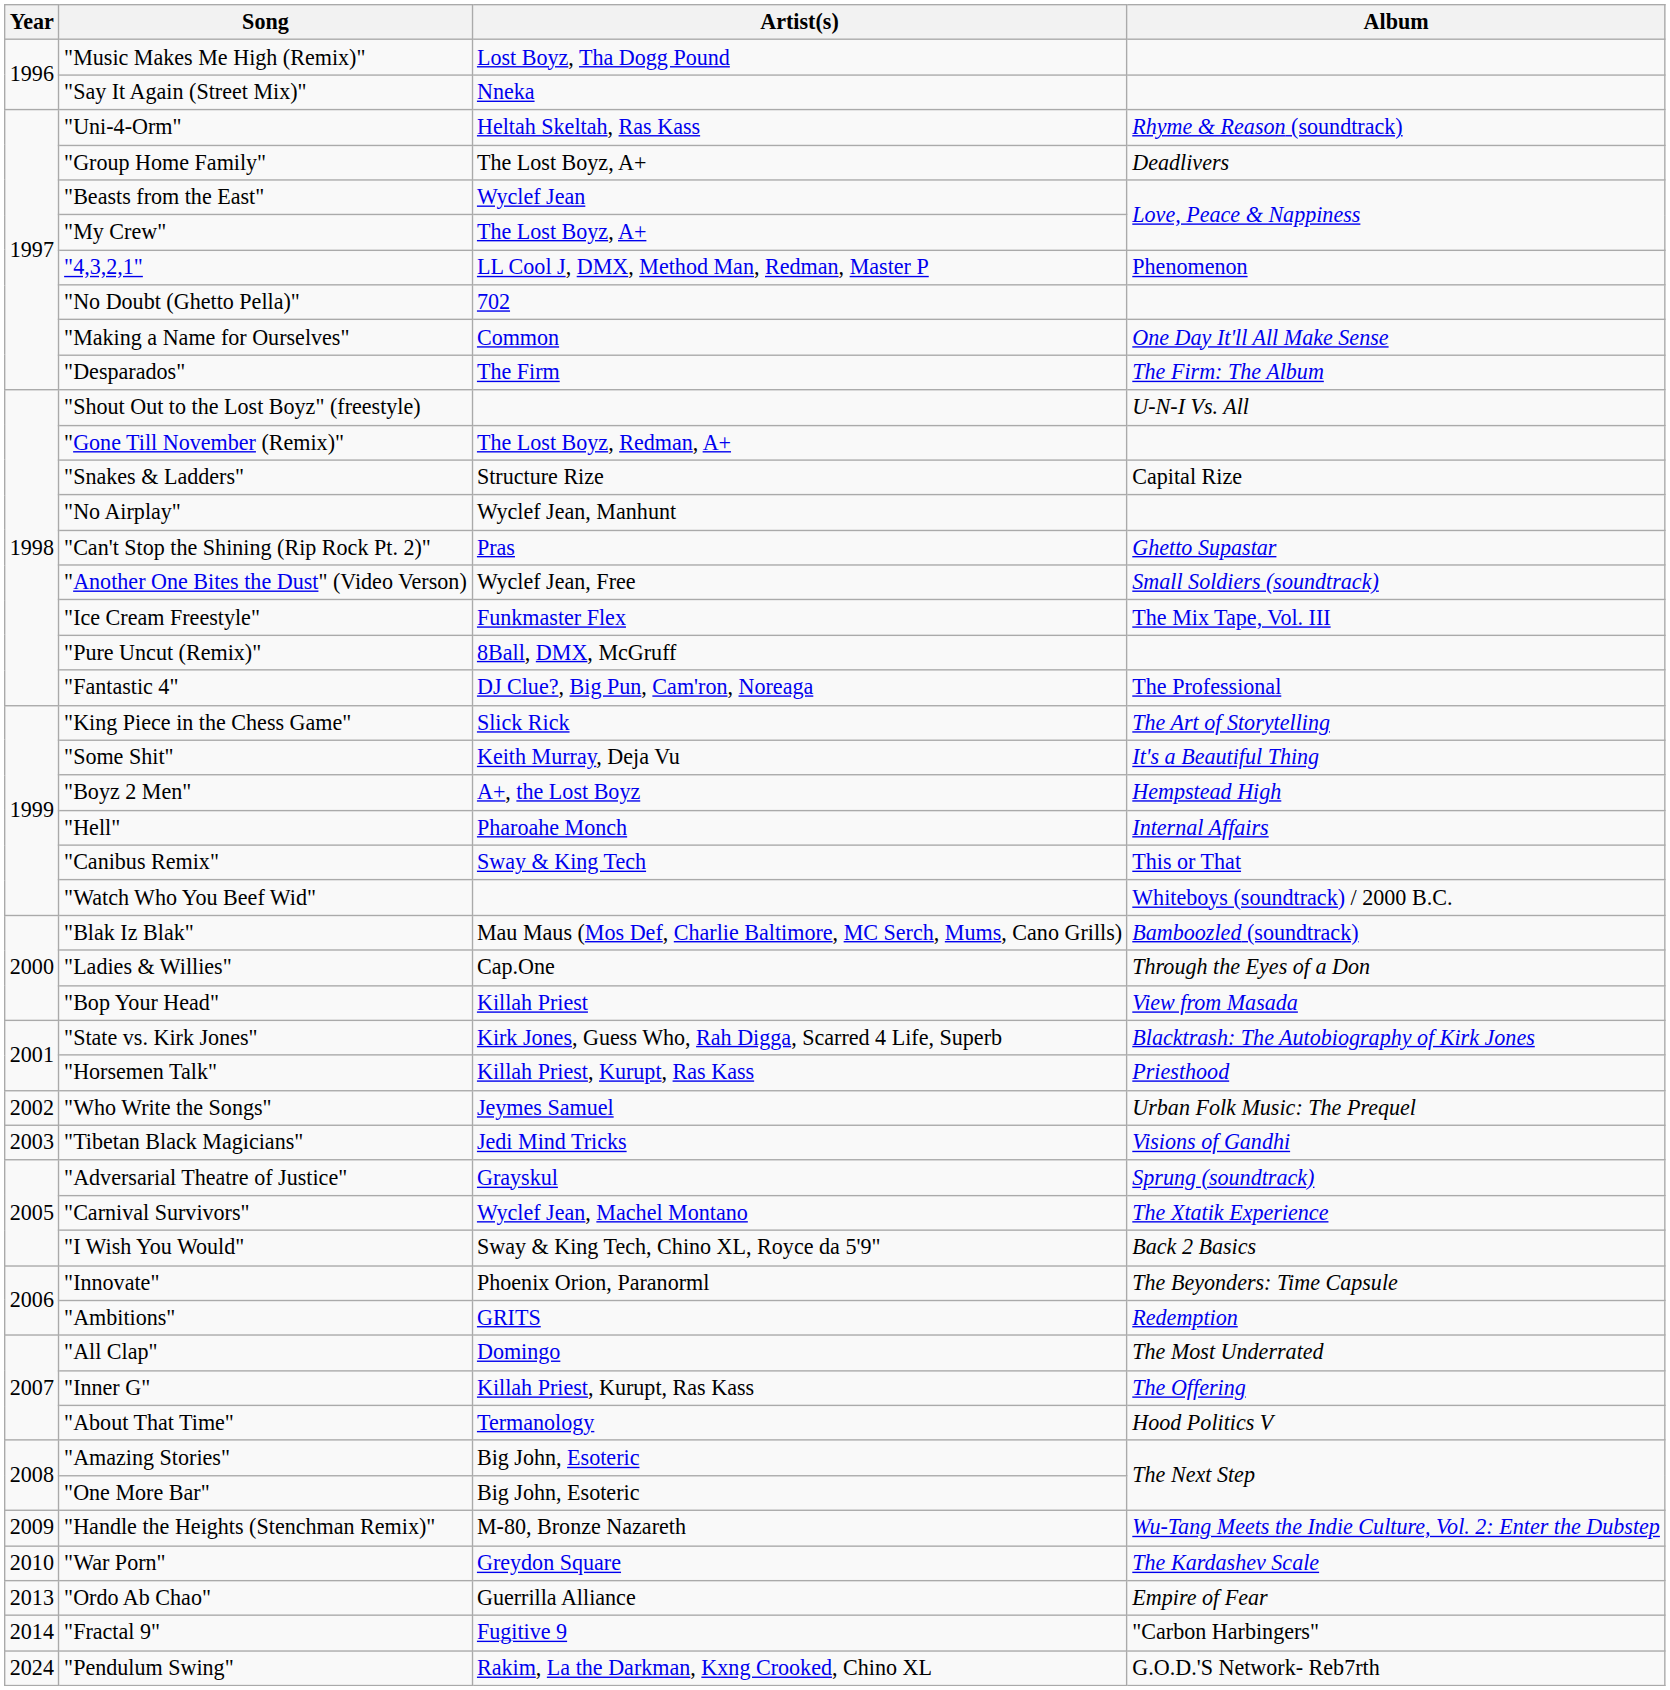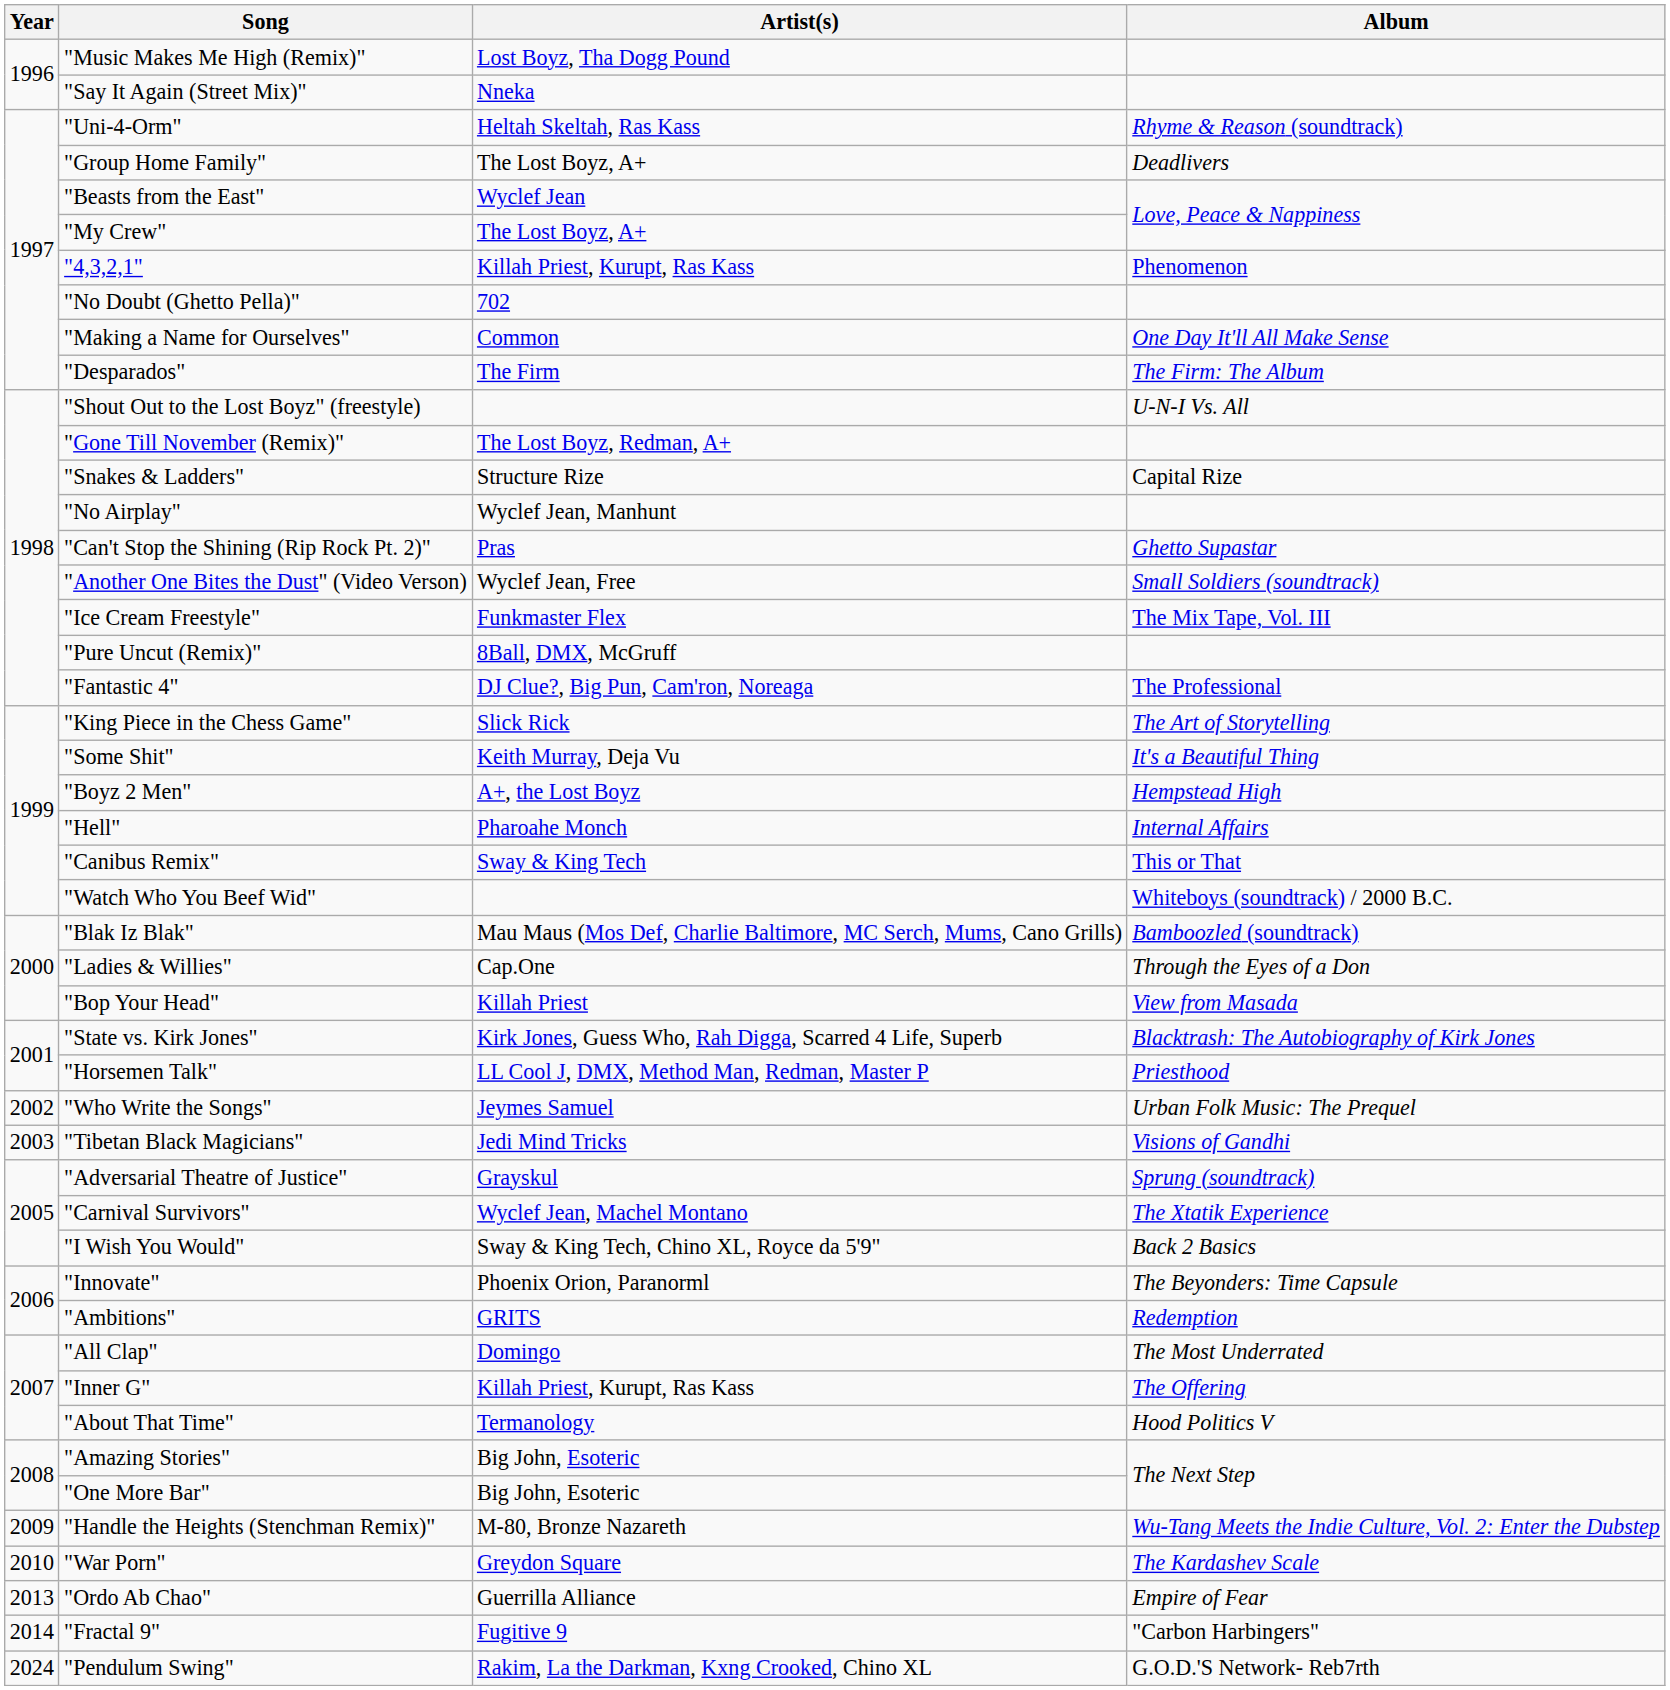(703, 267) LL Cool J, DMX, Method Man, Redman, Master P -> (616, 267) Killah Priest, Kurupt, Ras Kass
(616, 1072) Killah Priest, Kurupt, Ras Kass -> (703, 1072) LL Cool J, DMX, Method Man, Redman, Master P
